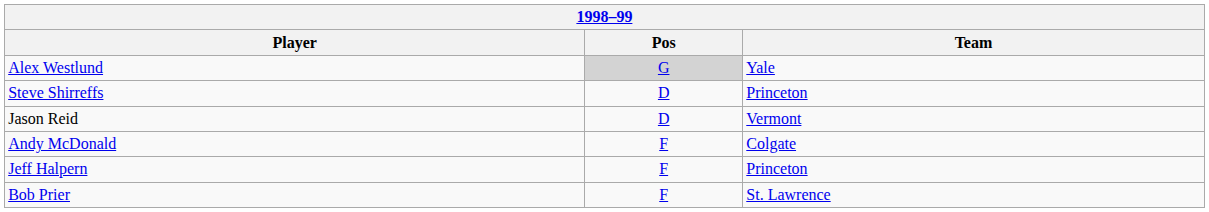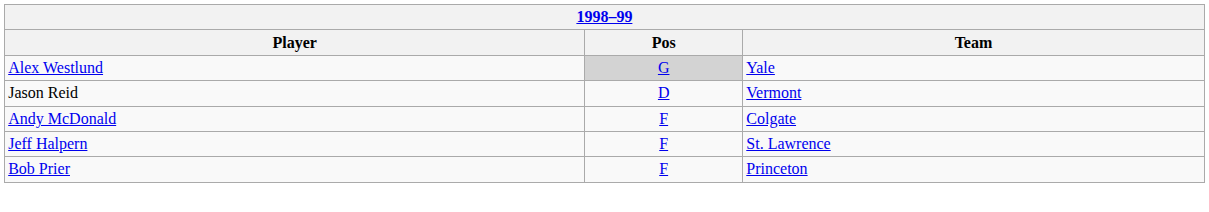- row: (56, 93)
(777, 169) Princeton -> (788, 144) St. Lawrence
(788, 194) St. Lawrence -> (777, 169) Princeton
